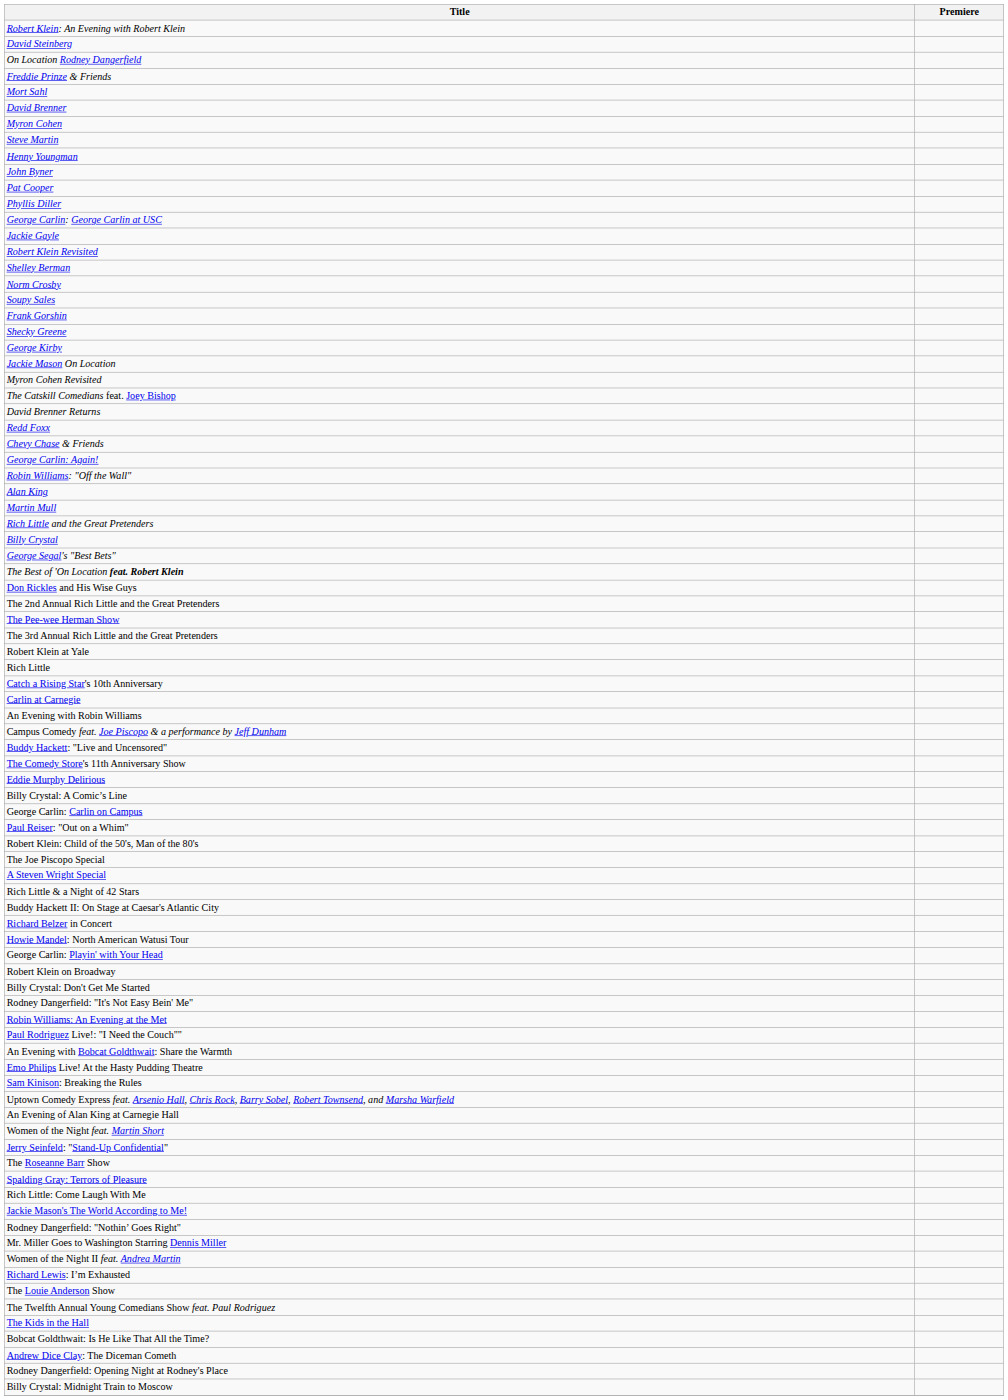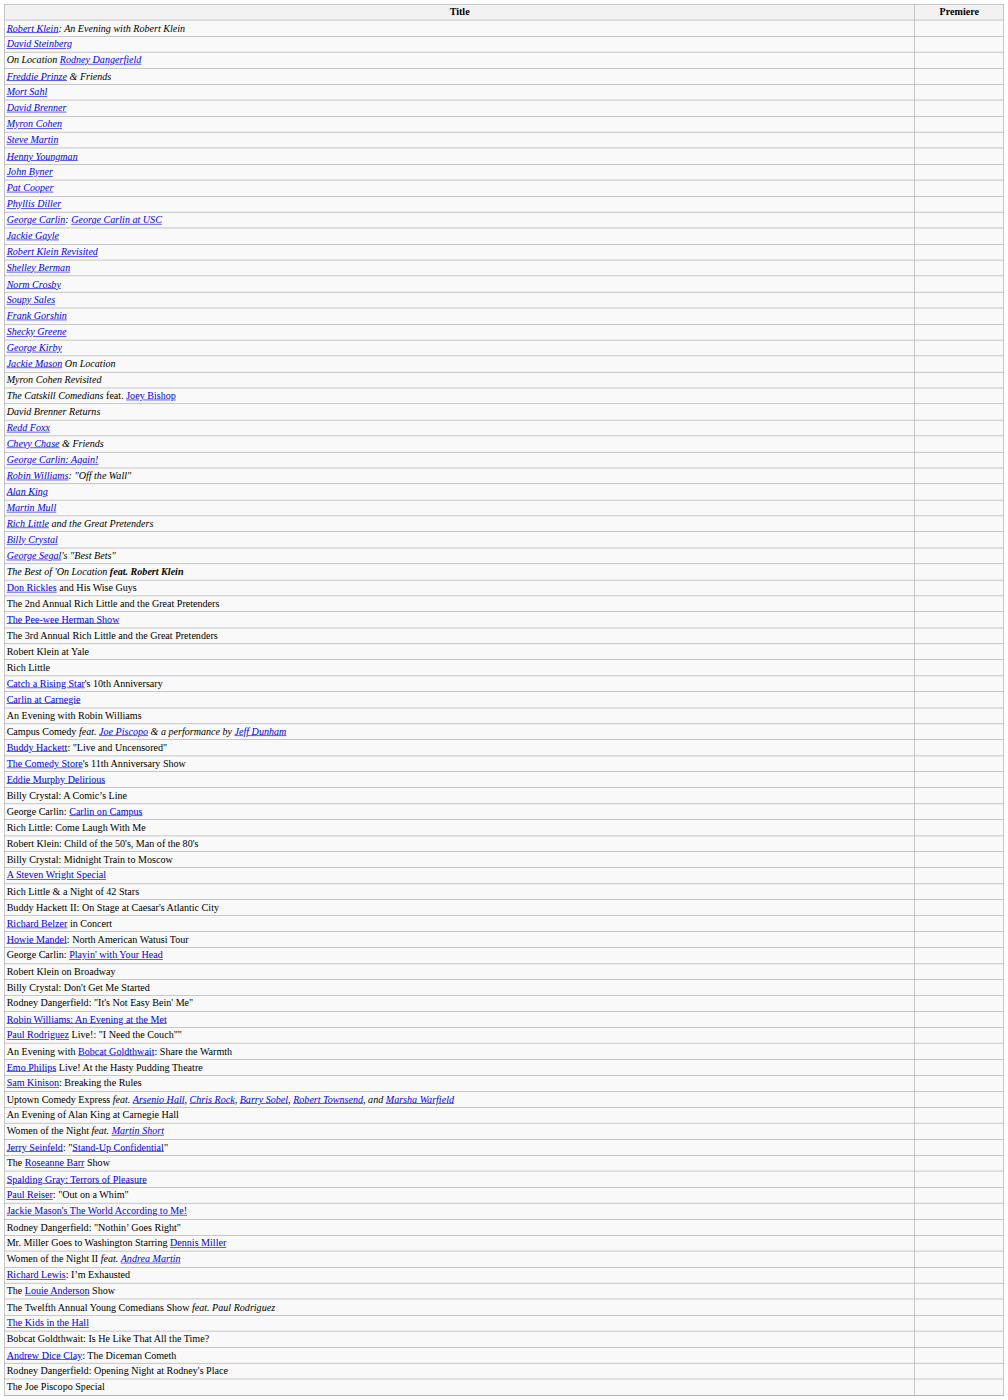rows swapped: (76, 1195) <-> (68, 827)
rows swapped: (56, 859) <-> (90, 1387)
